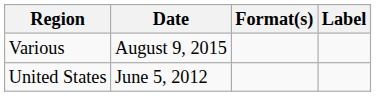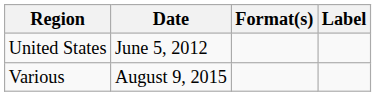rows swapped: (58, 76) <-> (37, 47)
